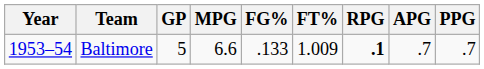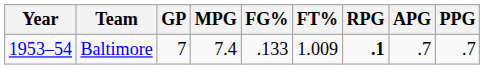(182, 49) 5 -> (182, 49) 7
(226, 49) 6.6 -> (226, 49) 7.4
